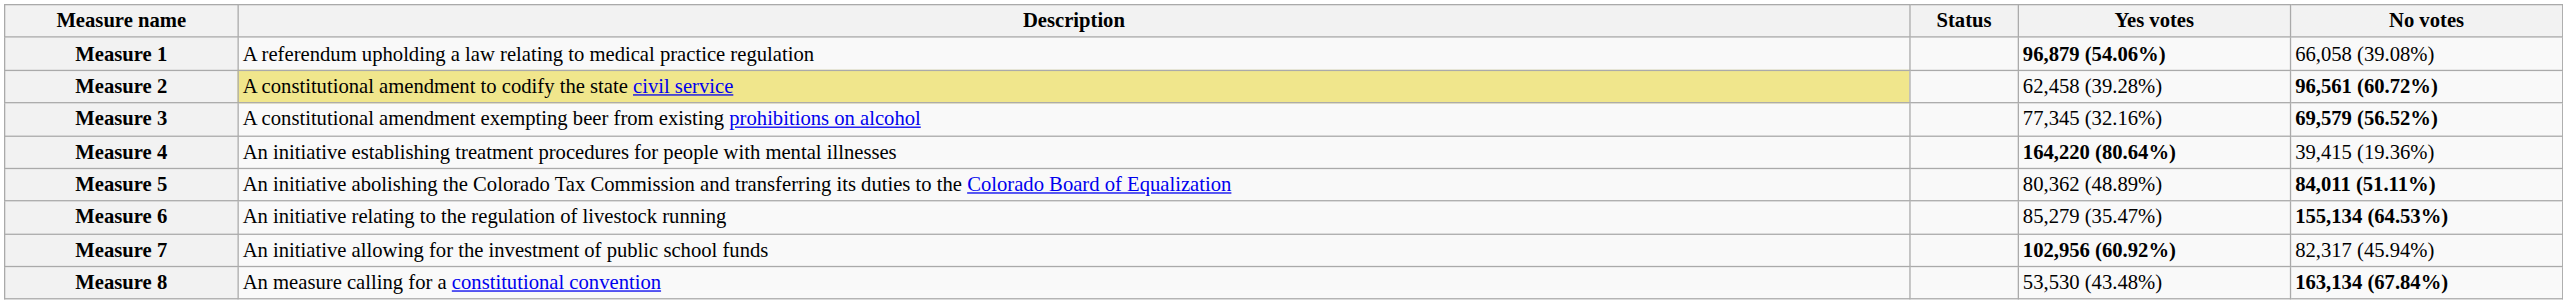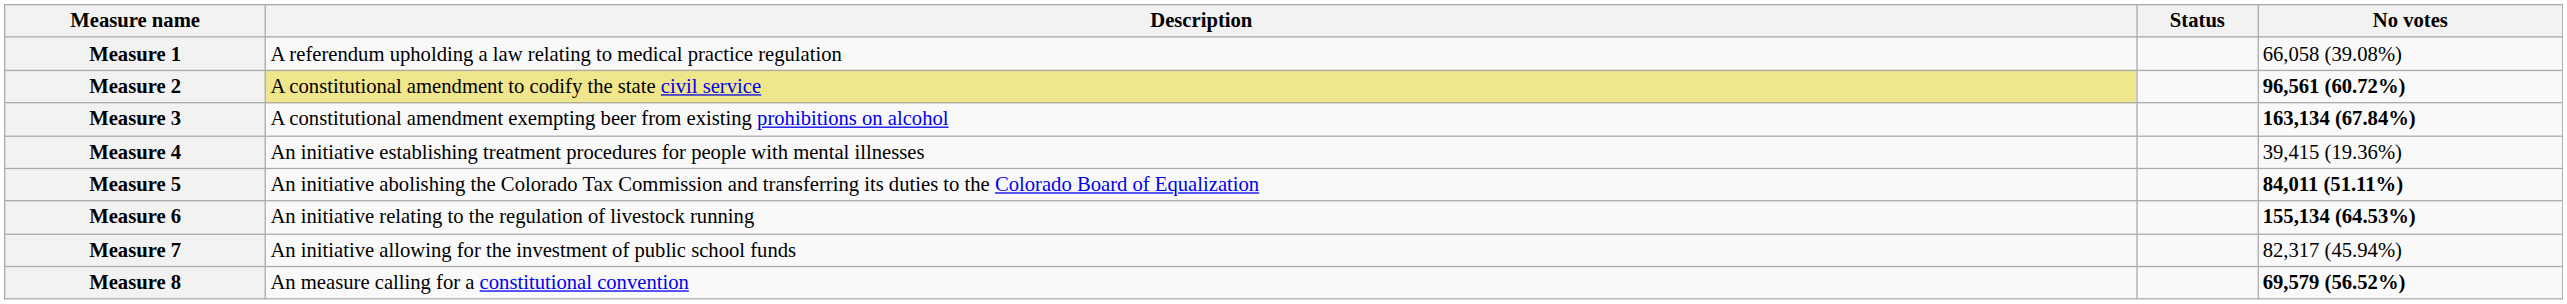- column: (2154, 20)
(2367, 119) 69,579 (56.52%) -> (2339, 119) 163,134 (67.84%)
(2372, 282) 163,134 (67.84%) -> (2334, 282) 69,579 (56.52%)
